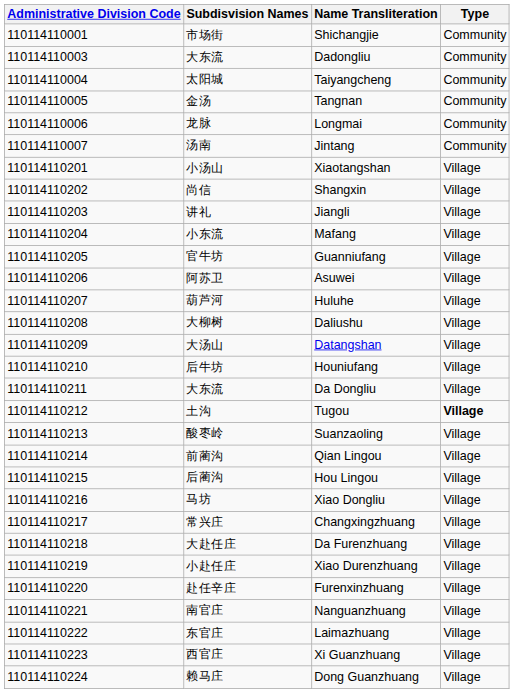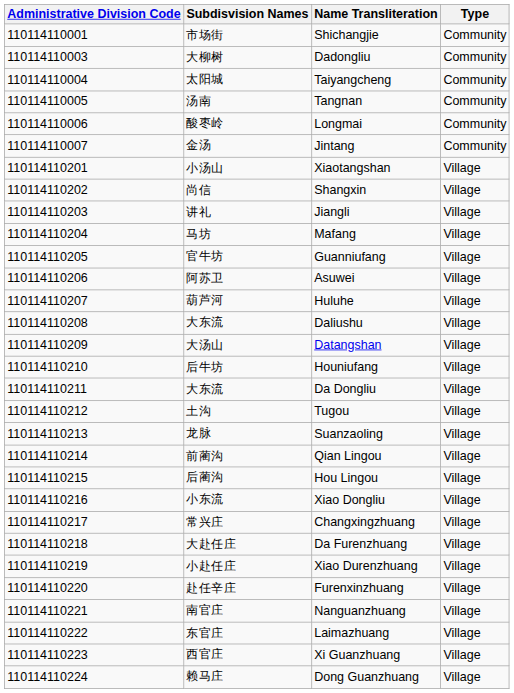(205, 57) 大东流 -> (205, 57) 大柳树
(199, 101) 金汤 -> (199, 101) 汤南
(199, 123) 龙脉 -> (205, 123) 酸枣岭
(199, 145) 汤南 -> (199, 145) 金汤
(205, 234) 小东流 -> (199, 234) 马坊
(205, 322) 大柳树 -> (205, 322) 大东流
(463, 411) bold -> (462, 411) normal
(205, 433) 酸枣岭 -> (199, 433) 龙脉
(199, 499) 马坊 -> (205, 499) 小东流
